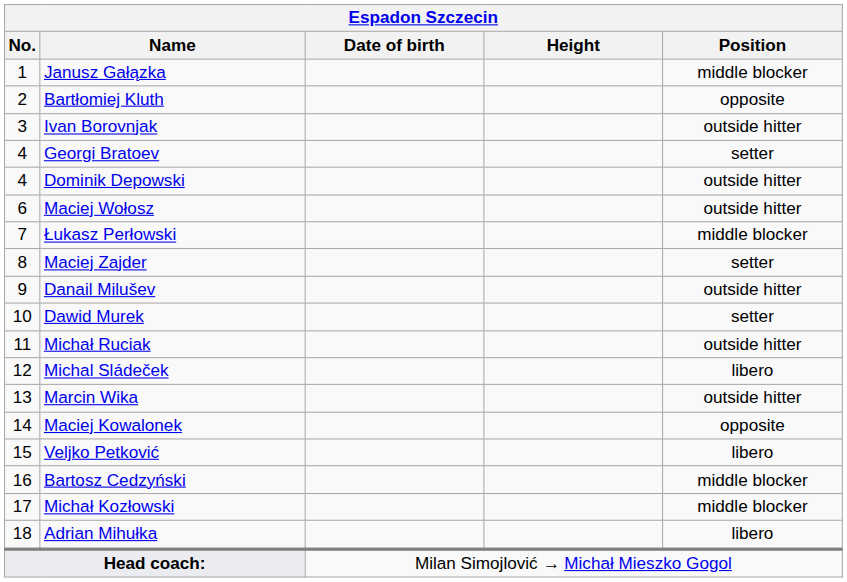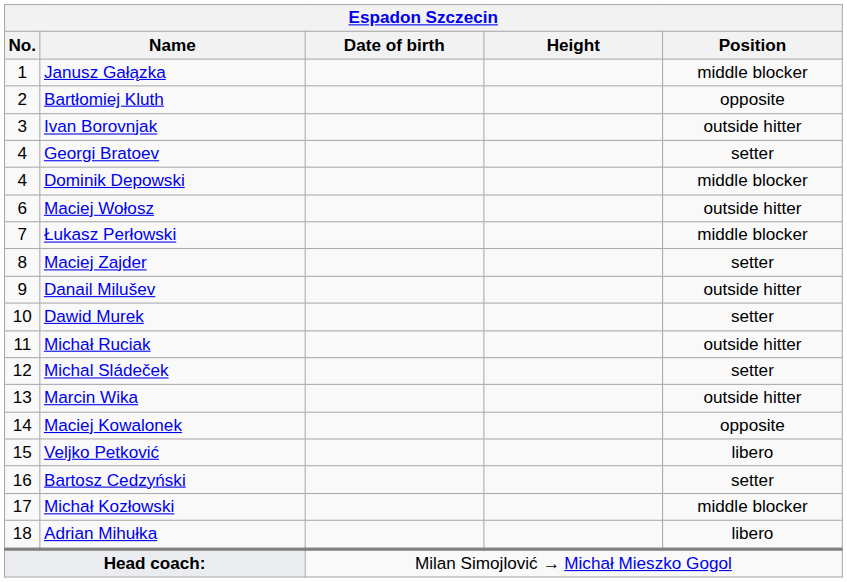(752, 180) outside hitter -> (752, 180) middle blocker
(752, 371) libero -> (752, 371) setter
(752, 479) middle blocker -> (752, 479) setter
